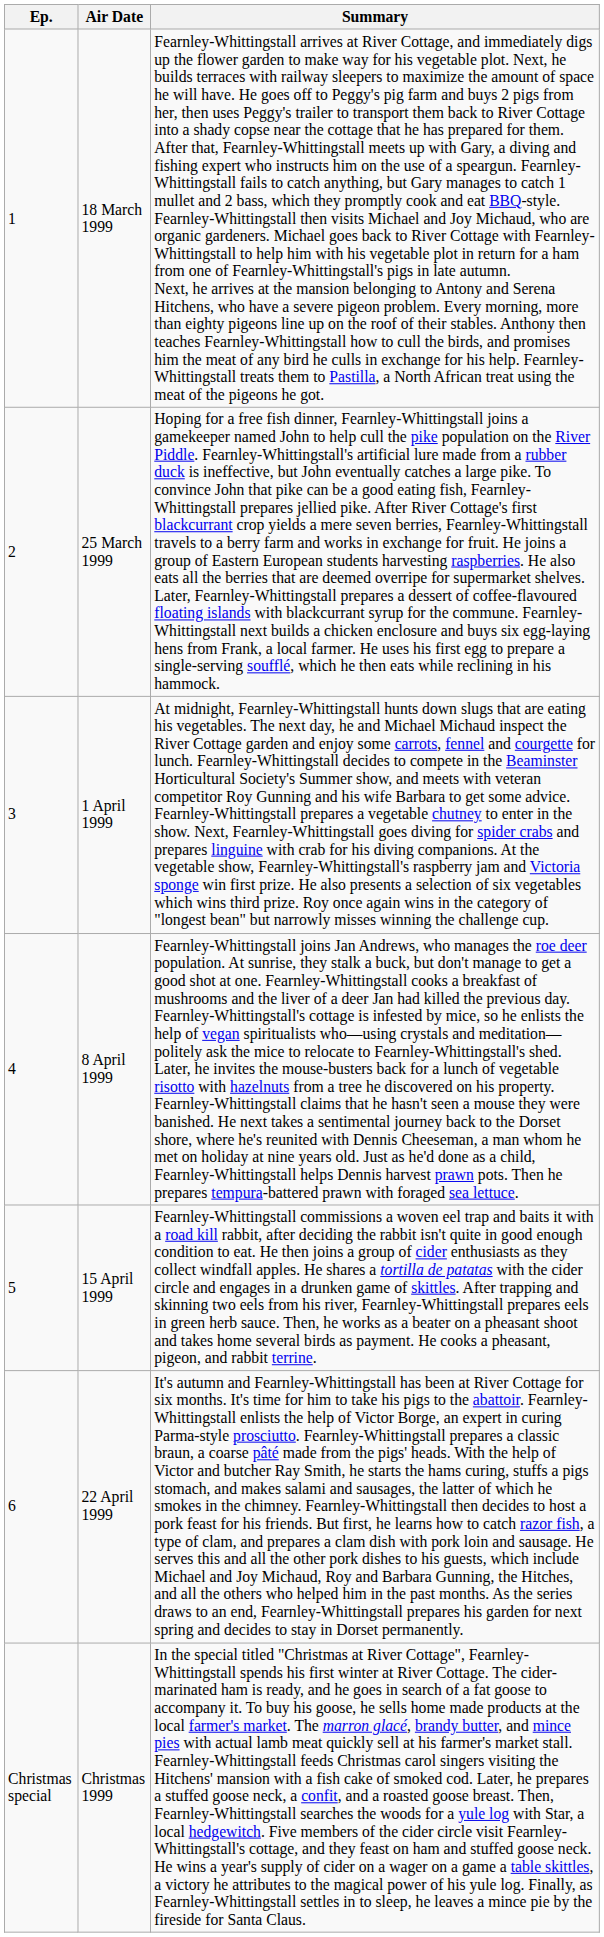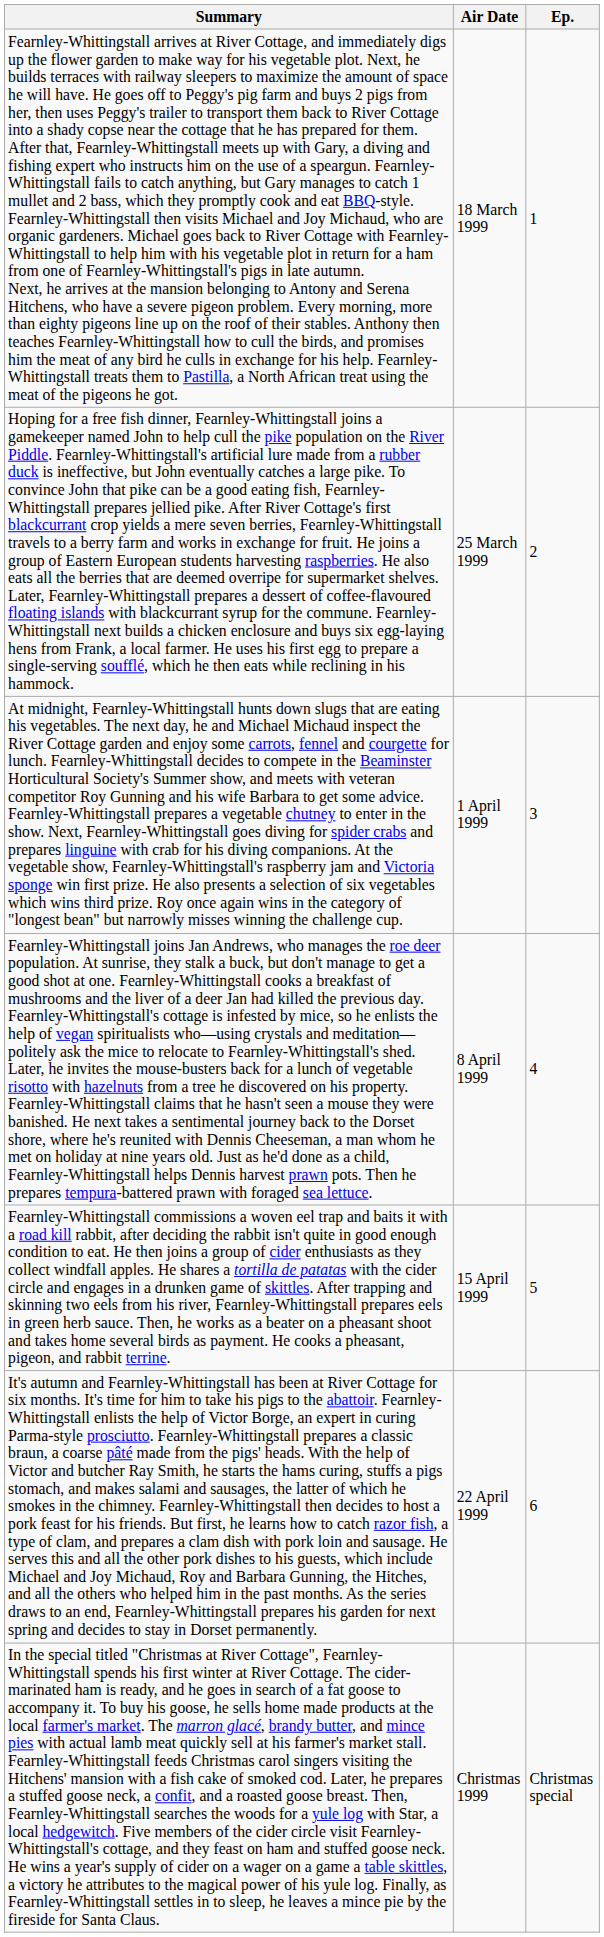columns swapped: (41, 16) <-> (375, 16)
